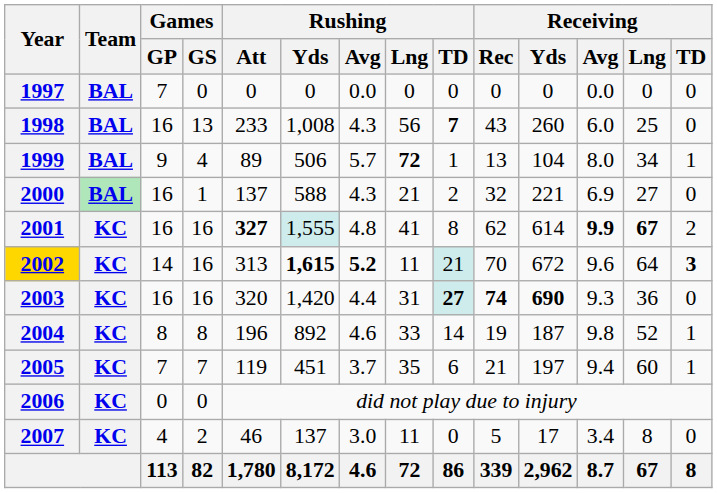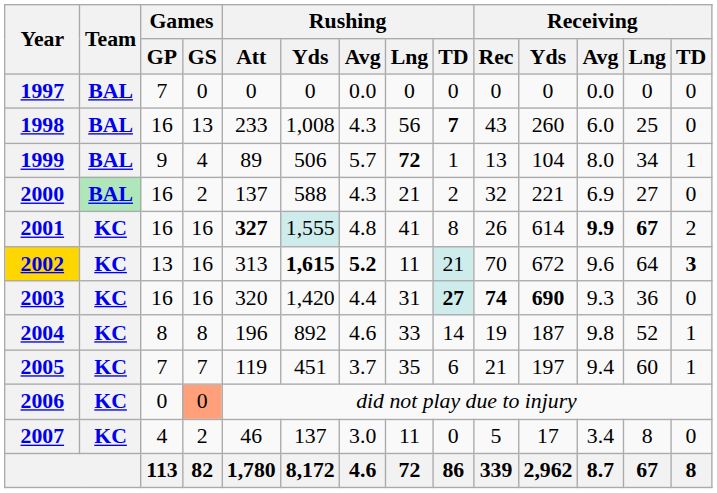(202, 194) 1 -> (202, 194) 2
(496, 228) 62 -> (496, 228) 26
(162, 263) 14 -> (162, 263) 13
(202, 401) no background -> (202, 401) lightsalmon background
